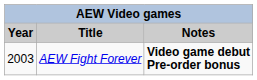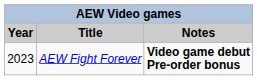(20, 58) 2003 -> (20, 58) 2023
